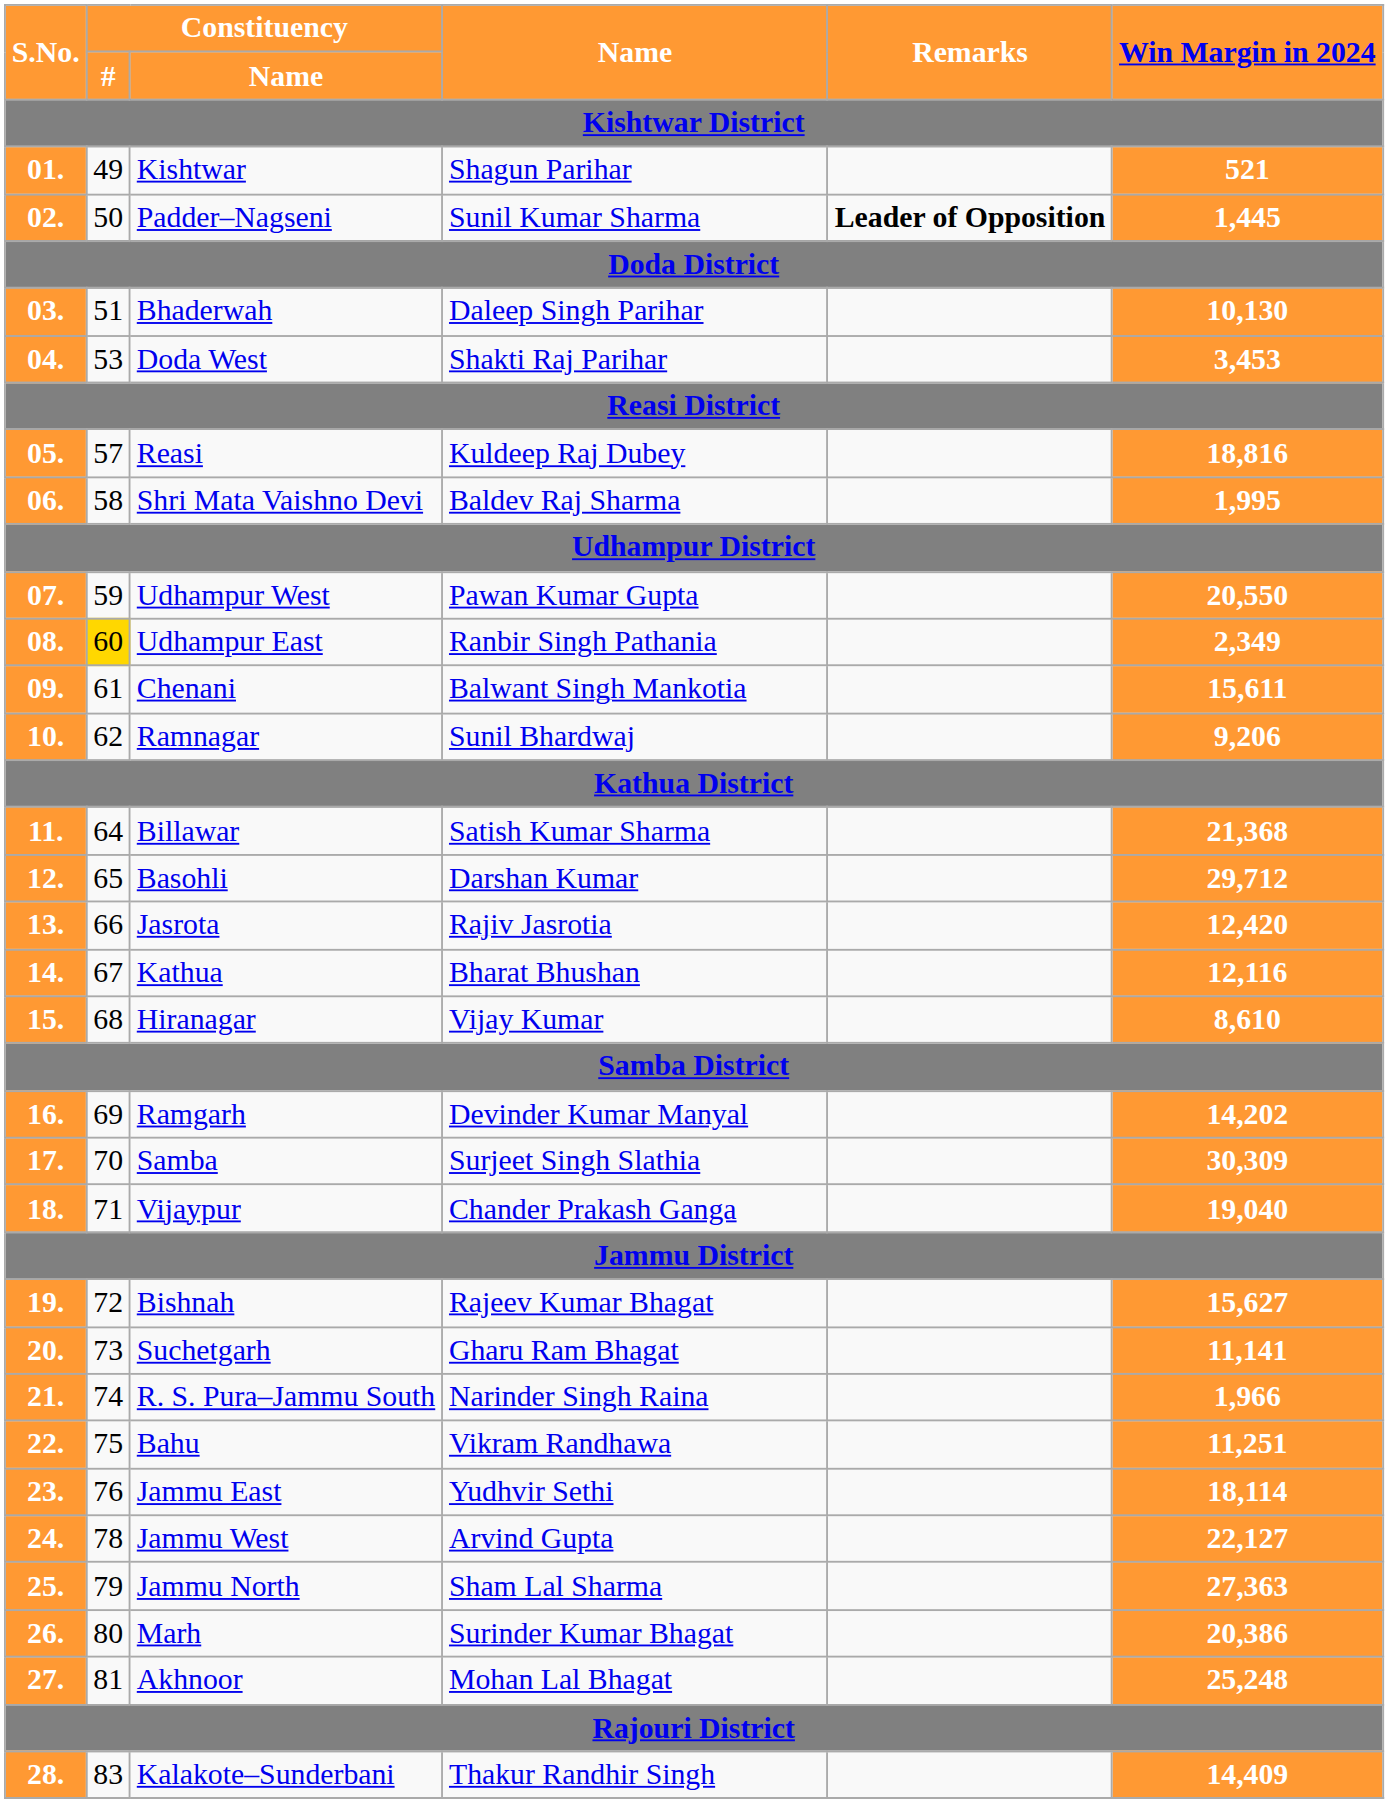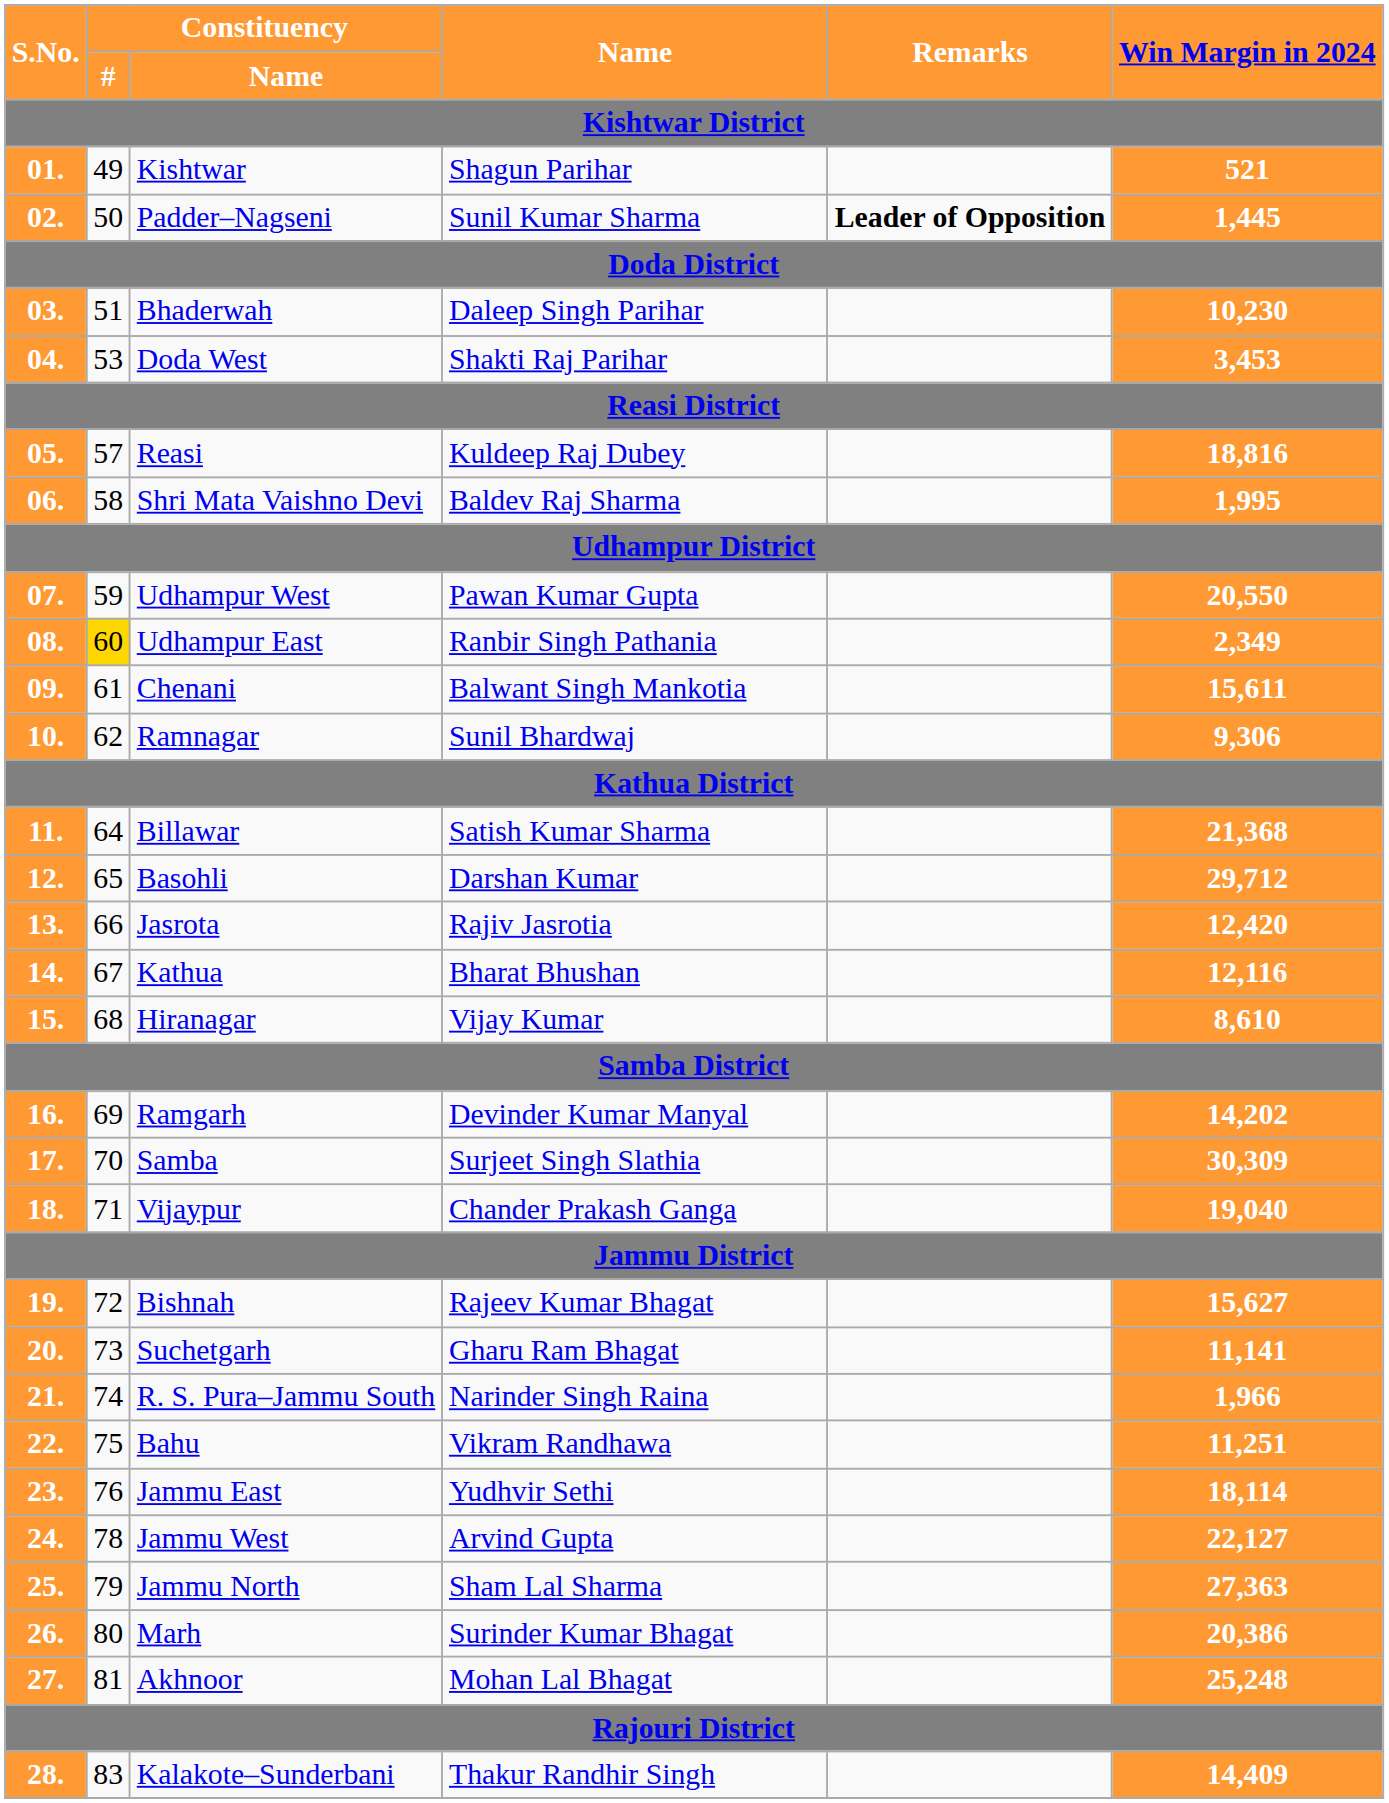(1247, 311) 10,130 -> (1247, 311) 10,230
(1247, 736) 9,206 -> (1247, 736) 9,306
